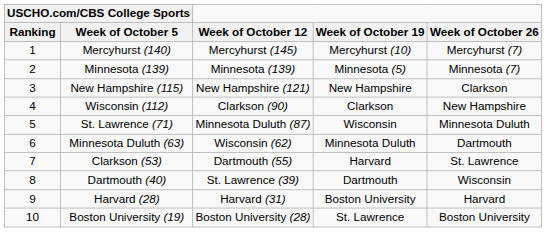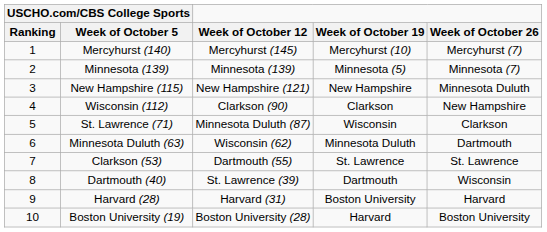(484, 87) Clarkson -> (484, 87) Minnesota Duluth
(484, 124) Minnesota Duluth -> (484, 124) Clarkson
(370, 161) Harvard -> (370, 161) St. Lawrence
(370, 217) St. Lawrence -> (370, 217) Harvard
